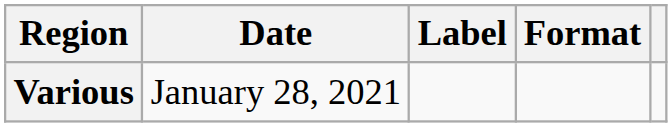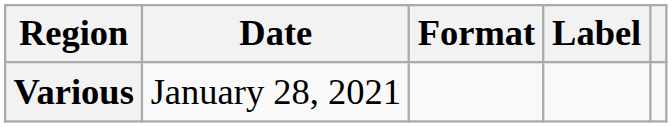columns swapped: (583, 33) <-> (462, 33)
